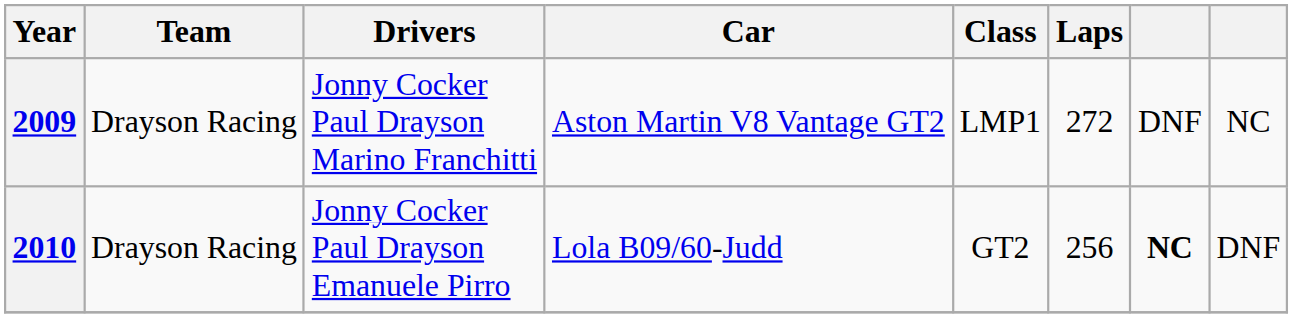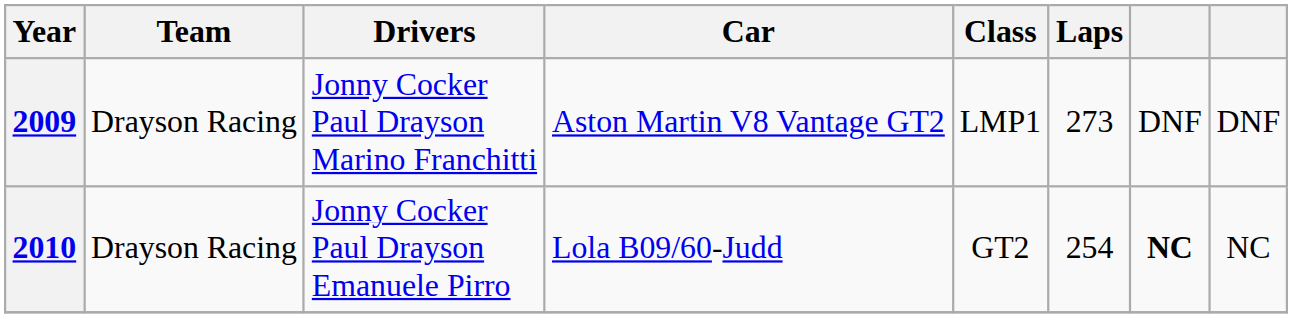(1090, 121) 272 -> (1090, 121) 273
(1248, 121) NC -> (1248, 121) DNF
(1090, 248) 256 -> (1090, 248) 254
(1248, 248) DNF -> (1248, 248) NC
